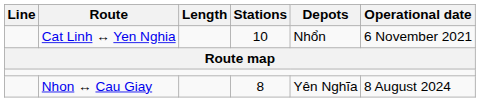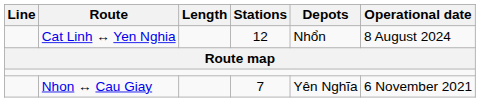(260, 36) 10 -> (260, 36) 12
(418, 36) 6 November 2021 -> (407, 36) 8 August 2024
(260, 86) 8 -> (260, 86) 7
(407, 86) 8 August 2024 -> (418, 86) 6 November 2021
